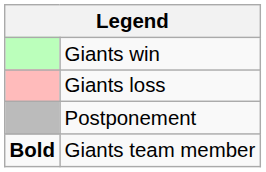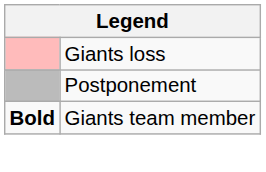- row: (112, 54)
